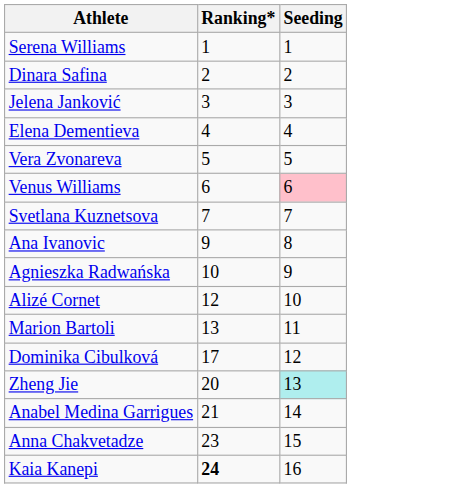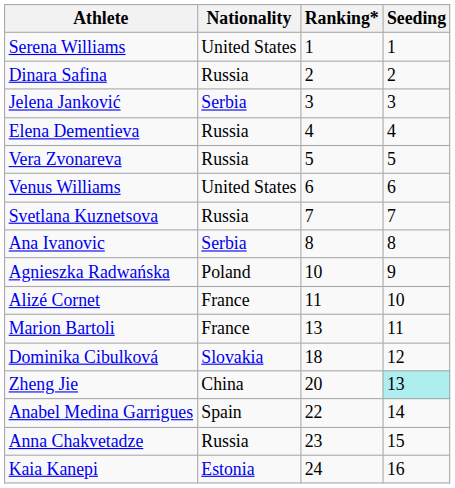+ column: (249, 18)
(288, 187) pink background -> (391, 187) no background
(206, 243) 9 -> (309, 243) 8
(210, 300) 12 -> (313, 300) 11
(210, 356) 17 -> (314, 356) 18
(210, 412) 21 -> (314, 412) 22
(210, 469) bold -> (314, 469) normal
